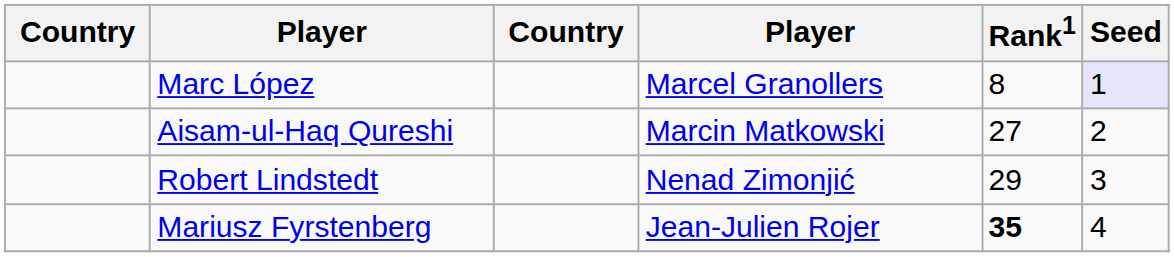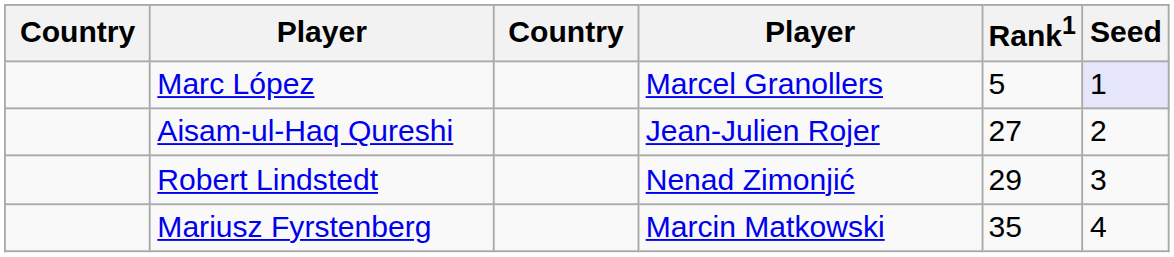(997, 84) 8 -> (997, 84) 5
(765, 131) Marcin Matkowski -> (763, 131) Jean-Julien Rojer
(763, 227) Jean-Julien Rojer -> (765, 227) Marcin Matkowski
(1005, 227) bold -> (1005, 227) normal
